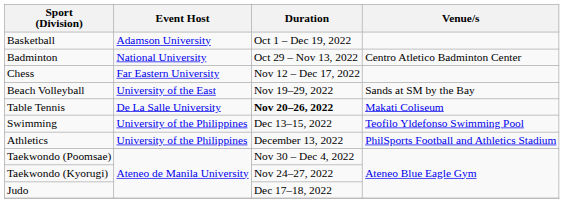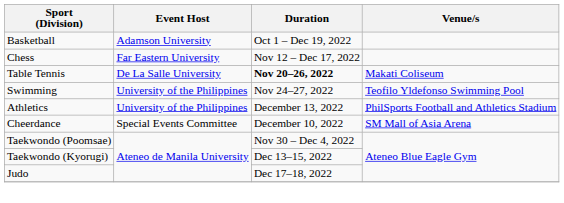- row: (32, 57)
- row: (46, 90)
(293, 123) Dec 13–15, 2022 -> (293, 90) Nov 24–27, 2022
+ row: (34, 123)
(293, 173) Nov 24–27, 2022 -> (293, 156) Dec 13–15, 2022
